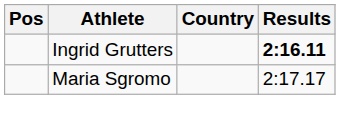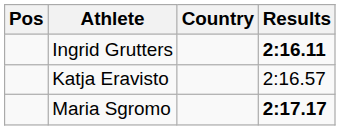+ row: (111, 79)
(294, 79) normal -> (295, 109) bold
